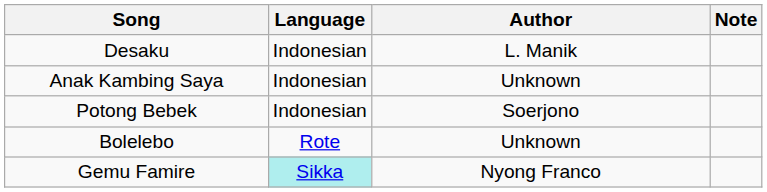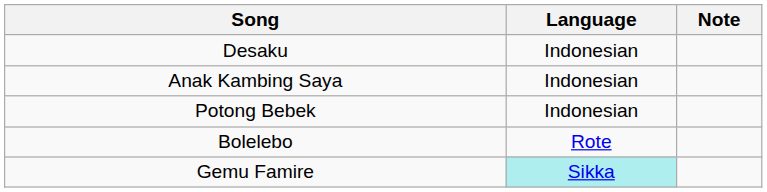- column: (541, 19)
